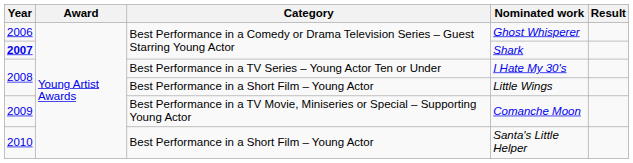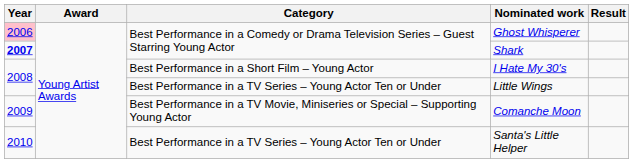(20, 31) no background -> (20, 31) pink background
(285, 68) Best Performance in a TV Series – Young Actor Ten or Under -> (252, 68) Best Performance in a Short Film – Young Actor
(252, 86) Best Performance in a Short Film – Young Actor -> (285, 86) Best Performance in a TV Series – Young Actor Ten or Under
(252, 142) Best Performance in a Short Film – Young Actor -> (285, 142) Best Performance in a TV Series – Young Actor Ten or Under
